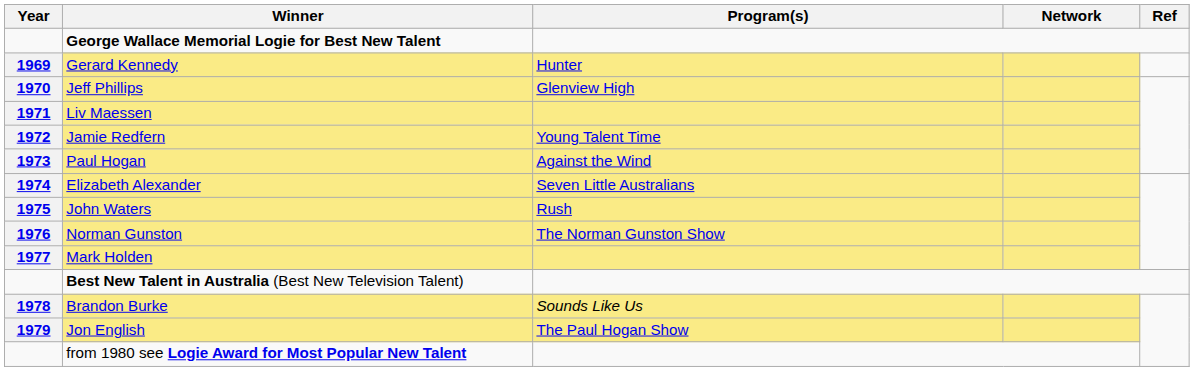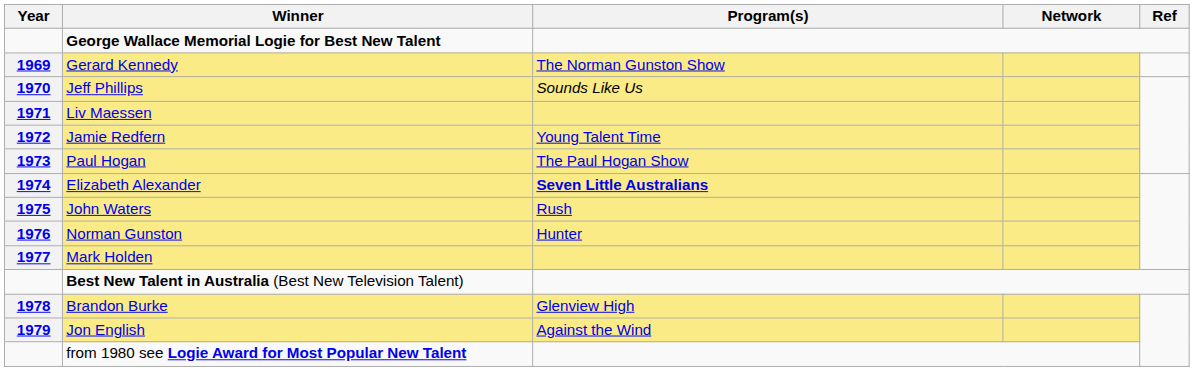(559, 64) Hunter -> (631, 64) The Norman Gunston Show
(585, 88) Glenview High -> (590, 88) Sounds Like Us
(594, 161) Against the Wind -> (612, 161) The Paul Hogan Show
(615, 185) normal -> (622, 185) bold
(631, 233) The Norman Gunston Show -> (559, 233) Hunter
(590, 305) Sounds Like Us -> (585, 305) Glenview High
(612, 329) The Paul Hogan Show -> (594, 329) Against the Wind
